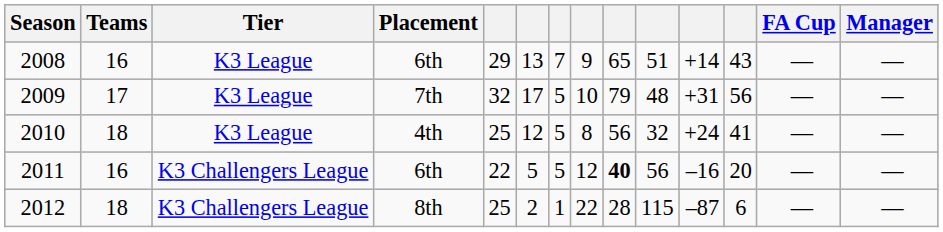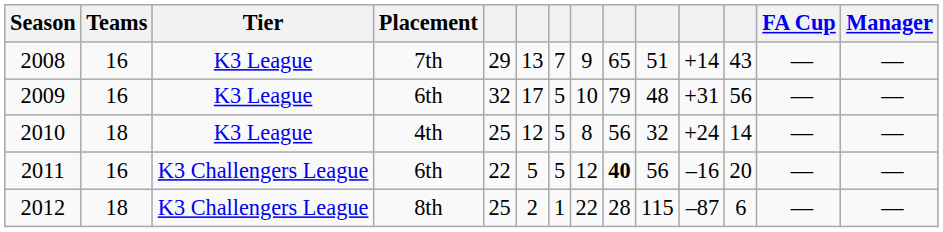(428, 60) 6th -> (428, 60) 7th
(117, 96) 17 -> (117, 96) 16
(428, 96) 7th -> (428, 96) 6th
(741, 133) 41 -> (741, 133) 14
